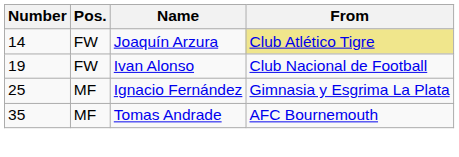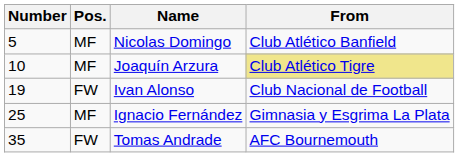+ row: (172, 41)
(17, 41) 14 -> (17, 66) 10
(86, 41) FW -> (85, 66) MF
(85, 115) MF -> (86, 139) FW
